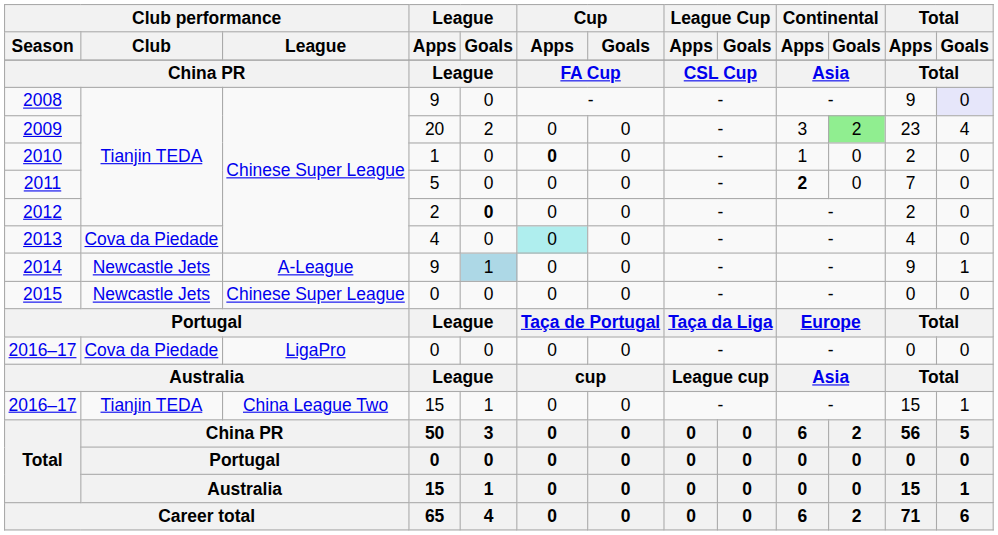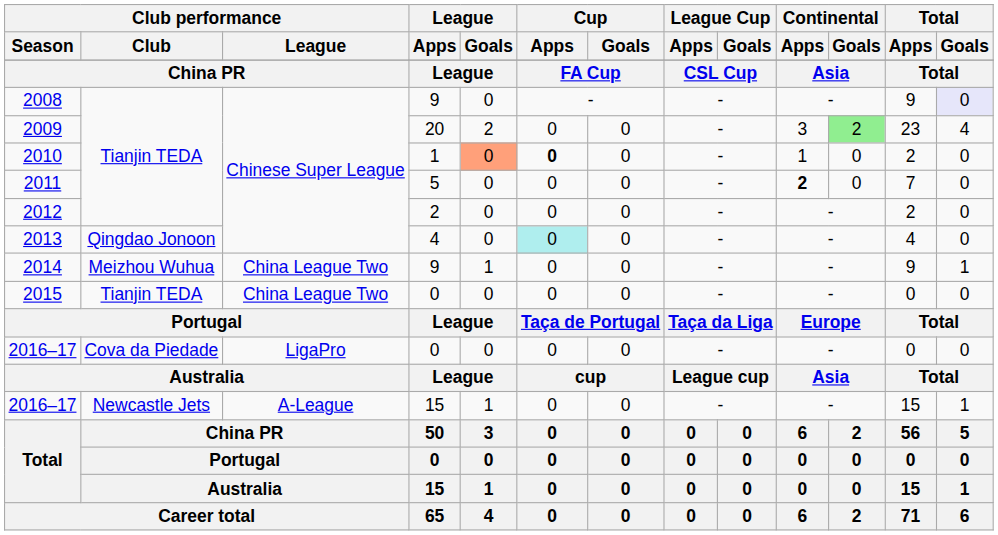(489, 156) no background -> (489, 156) lightsalmon background
(489, 211) bold -> (489, 211) normal
(151, 239) Cova da Piedade -> (151, 239) Qingdao Jonoon
(151, 267) Newcastle Jets -> (151, 267) Meizhou Wuhua
(316, 267) A-League -> (316, 267) China League Two
(489, 267) lightblue background -> (489, 267) no background
(151, 294) Newcastle Jets -> (151, 294) Tianjin TEDA
(316, 294) Chinese Super League -> (316, 294) China League Two
(151, 405) Tianjin TEDA -> (151, 405) Newcastle Jets
(316, 405) China League Two -> (316, 405) A-League
